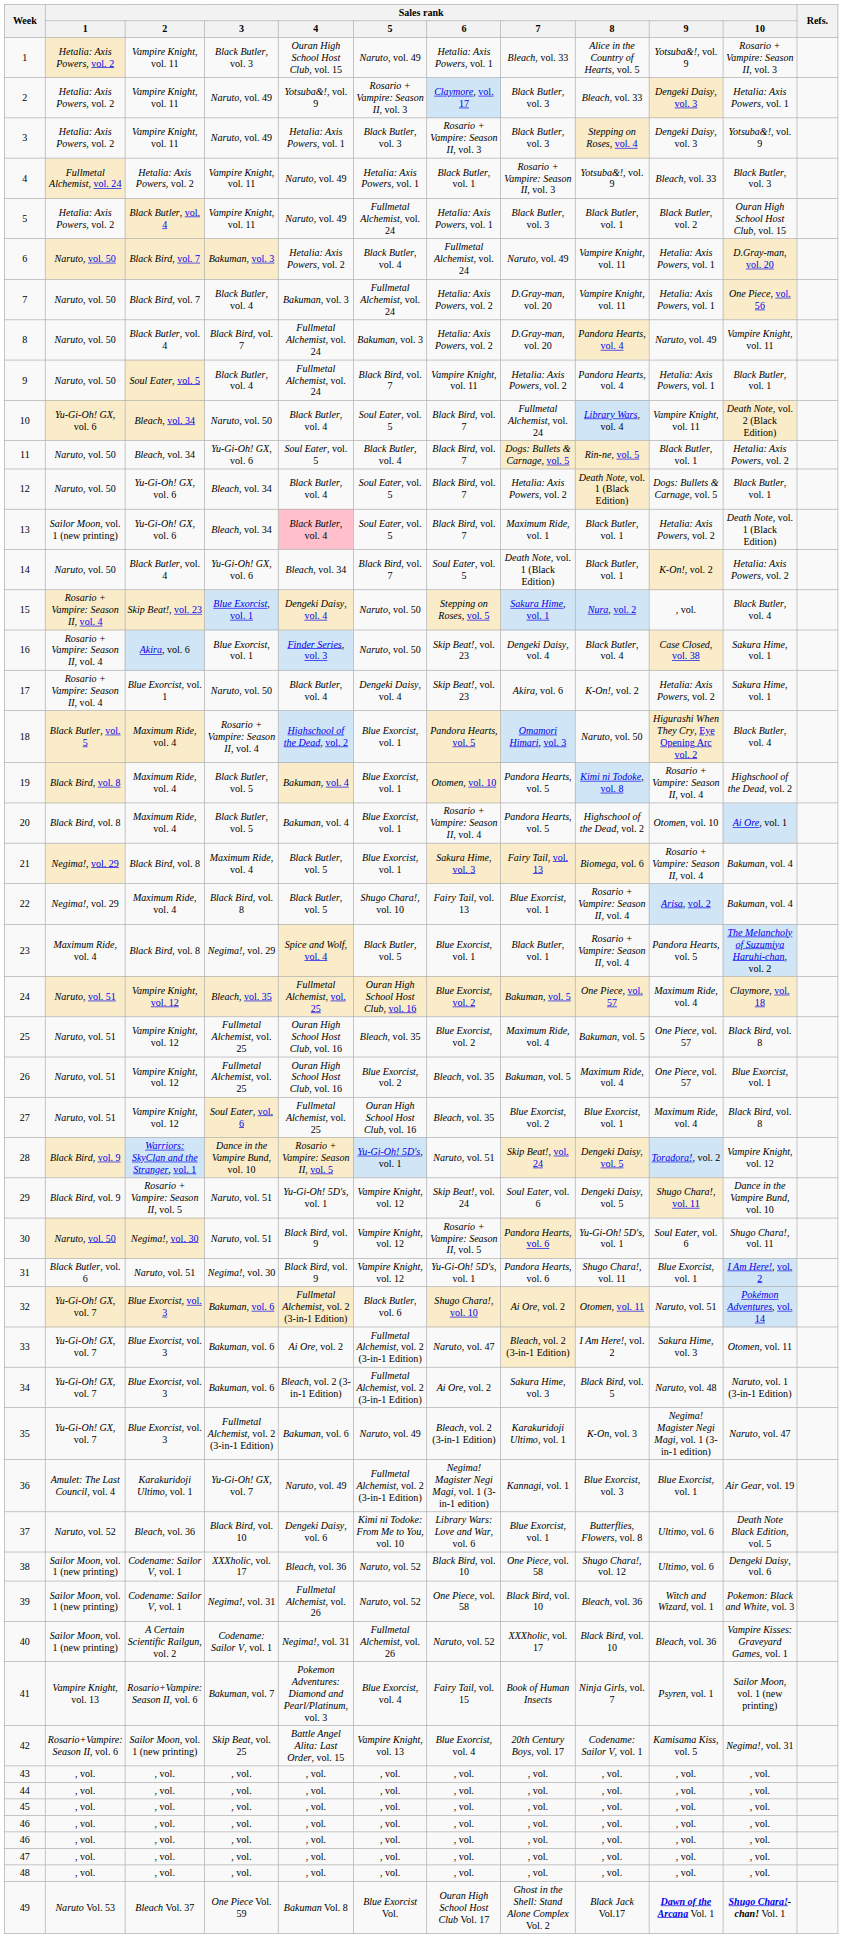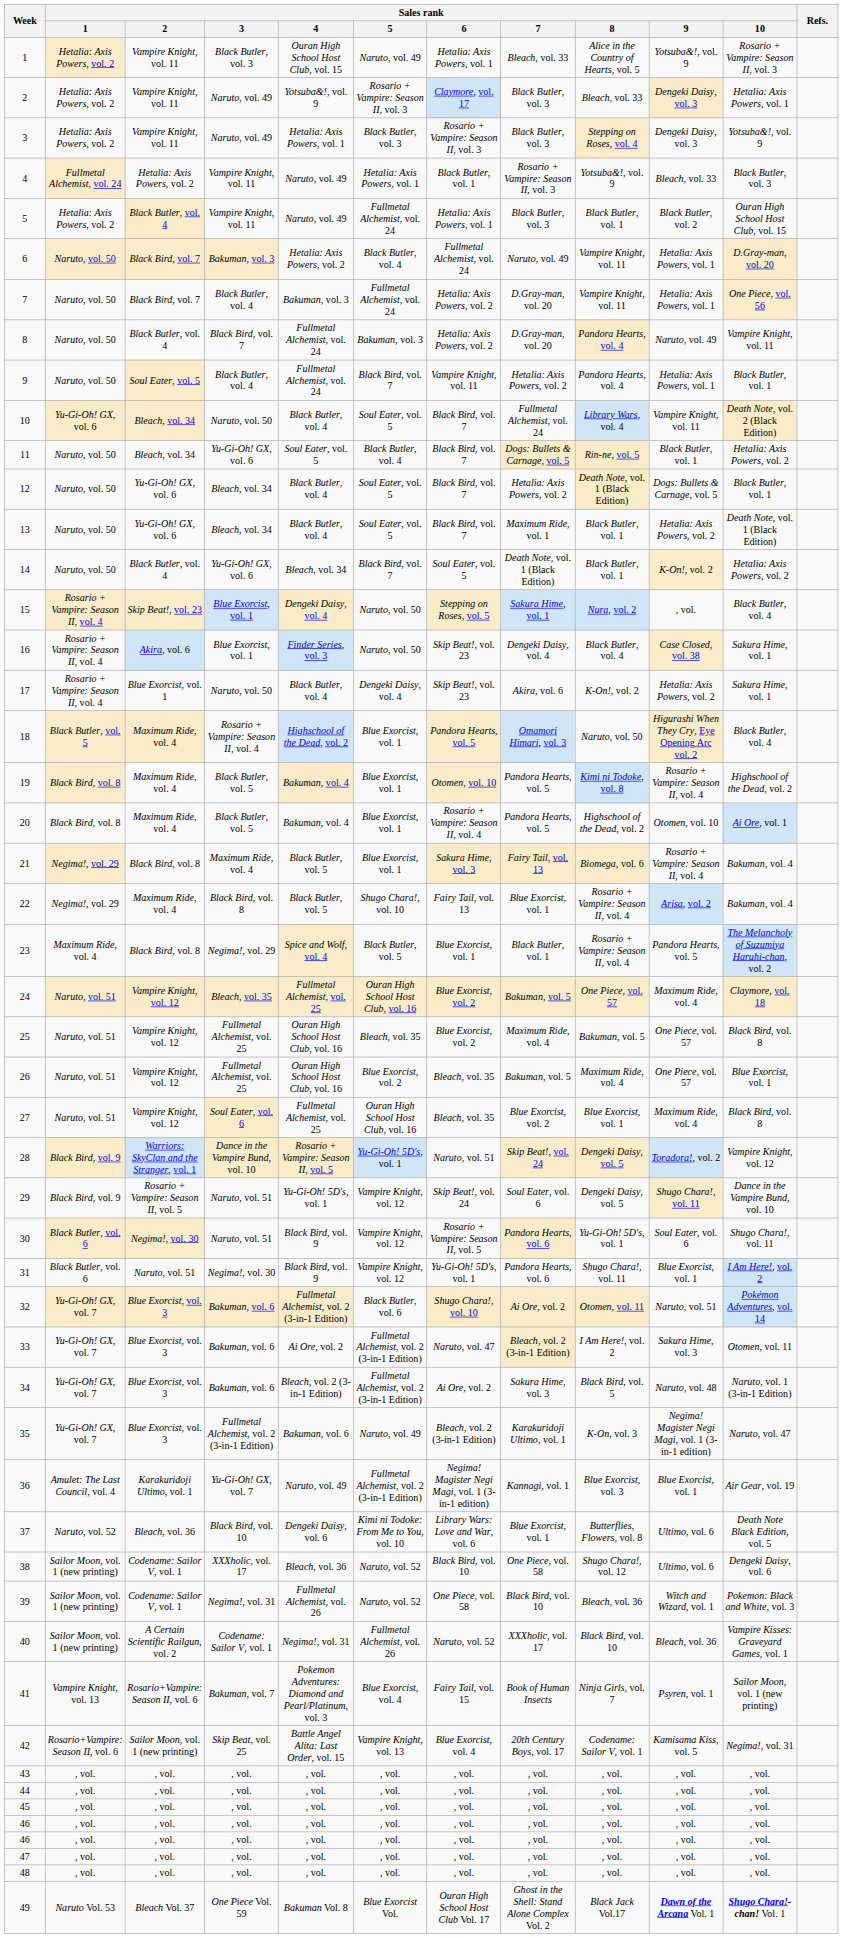(85, 529) Sailor Moon, vol. 1 (new printing) -> (85, 529) Naruto, vol. 50
(316, 529) pink background -> (316, 529) no background
(85, 1238) Naruto, vol. 50 -> (85, 1238) Black Butler, vol. 6
